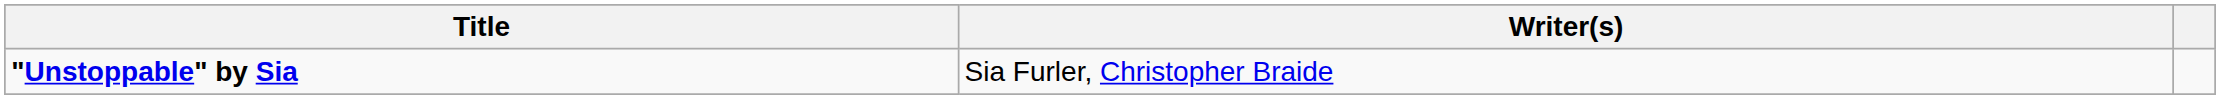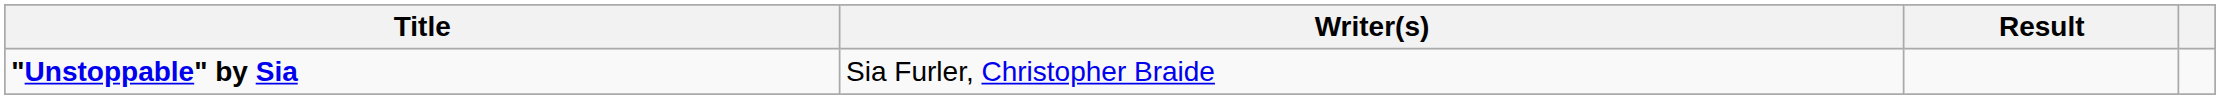+ column: (2042, 26)
